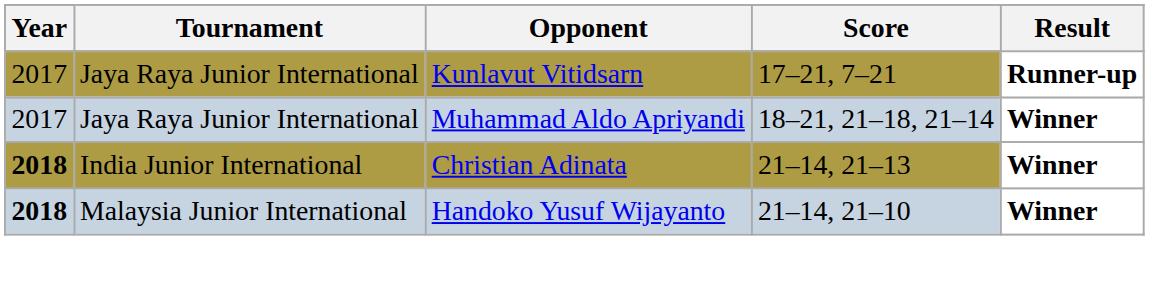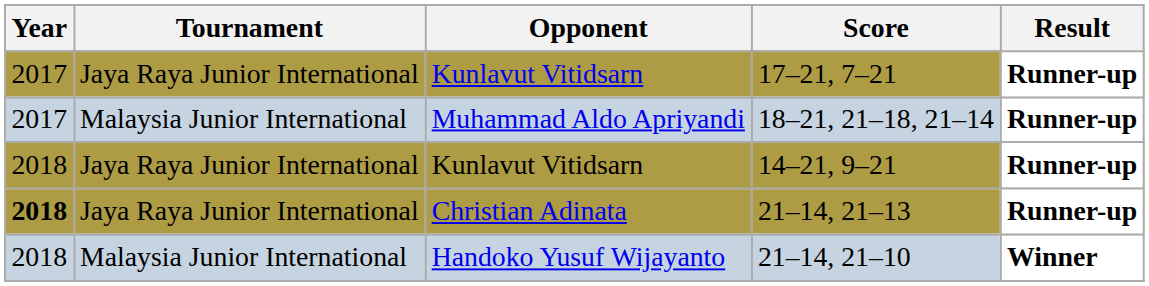(249, 119) Jaya Raya Junior International -> (244, 119) Malaysia Junior International
(1052, 119) Winner -> (1072, 119) Runner-up
+ row: (827, 165)
(221, 165) India Junior International -> (249, 211) Jaya Raya Junior International
(1052, 165) Winner -> (1072, 211) Runner-up
(39, 211) bold -> (39, 256) normal
